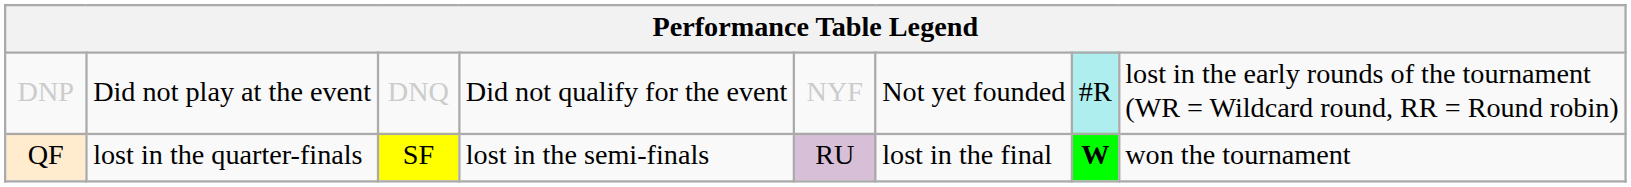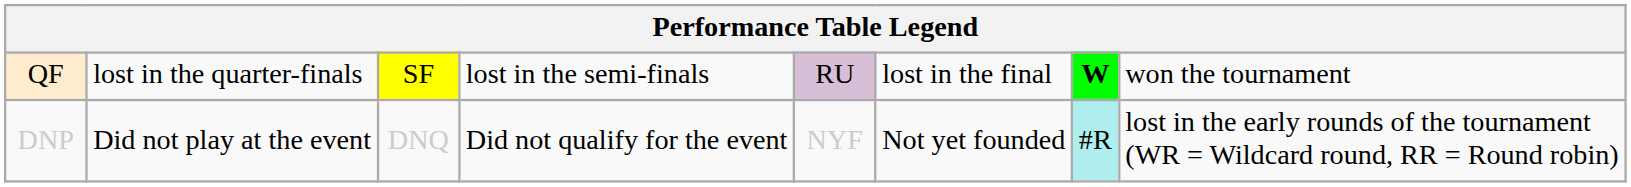rows swapped: (46, 93) <-> (46, 157)
